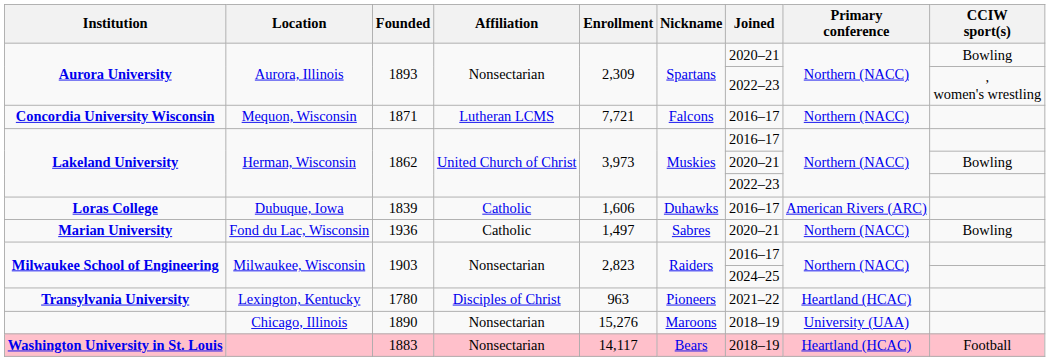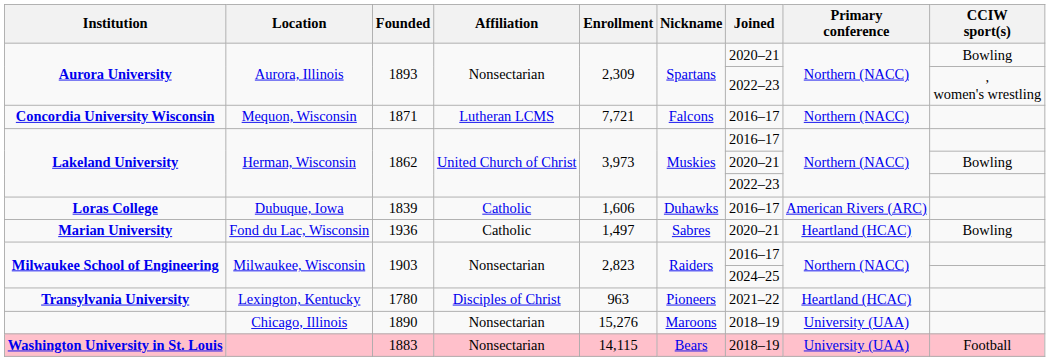(856, 231) Northern (NACC) -> (856, 231) Heartland (HCAC)
(618, 345) 14,117 -> (618, 345) 14,115
(856, 345) Heartland (HCAC) -> (856, 345) University (UAA)
